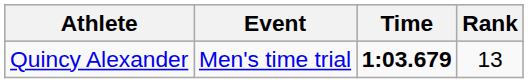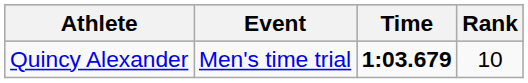(490, 59) 13 -> (490, 59) 10
